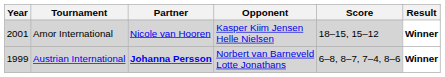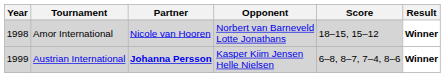(18, 33) 2001 -> (18, 33) 1998
(260, 33) Kasper Kiim Jensen Helle Nielsen -> (265, 33) Norbert van Barneveld Lotte Jonathans
(265, 60) Norbert van Barneveld Lotte Jonathans -> (260, 60) Kasper Kiim Jensen Helle Nielsen
